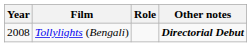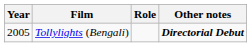(18, 32) 2008 -> (18, 32) 2005
